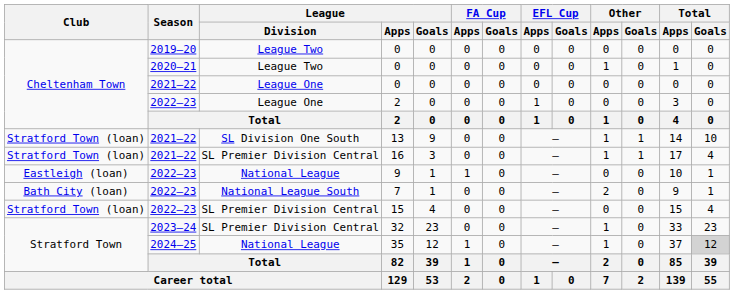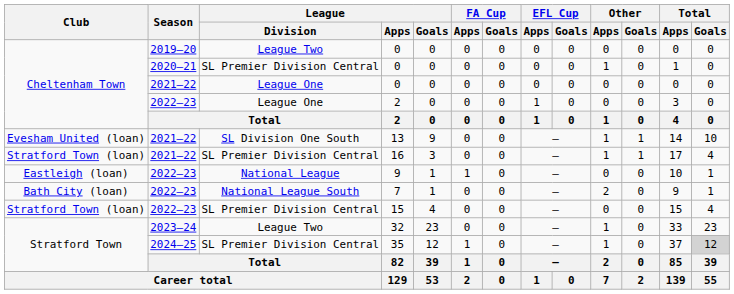(290, 67) League Two -> (290, 67) SL Premier Division Central
(76, 138) Stratford Town (loan) -> (76, 138) Evesham United (loan)
(290, 227) SL Premier Division Central -> (290, 227) League Two
(290, 245) National League -> (290, 245) SL Premier Division Central
